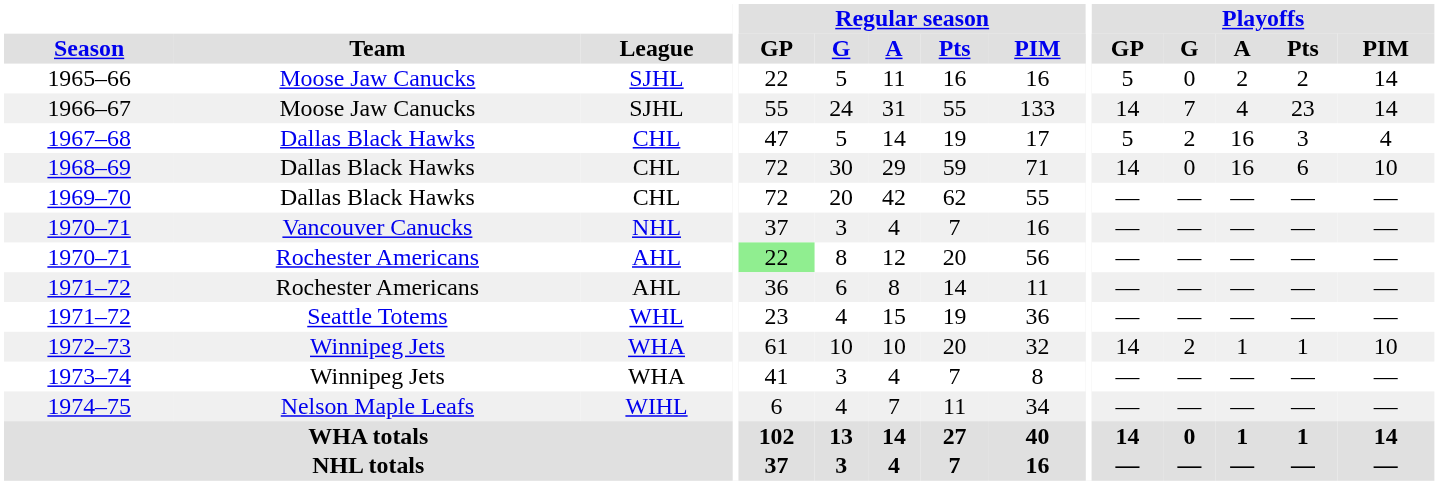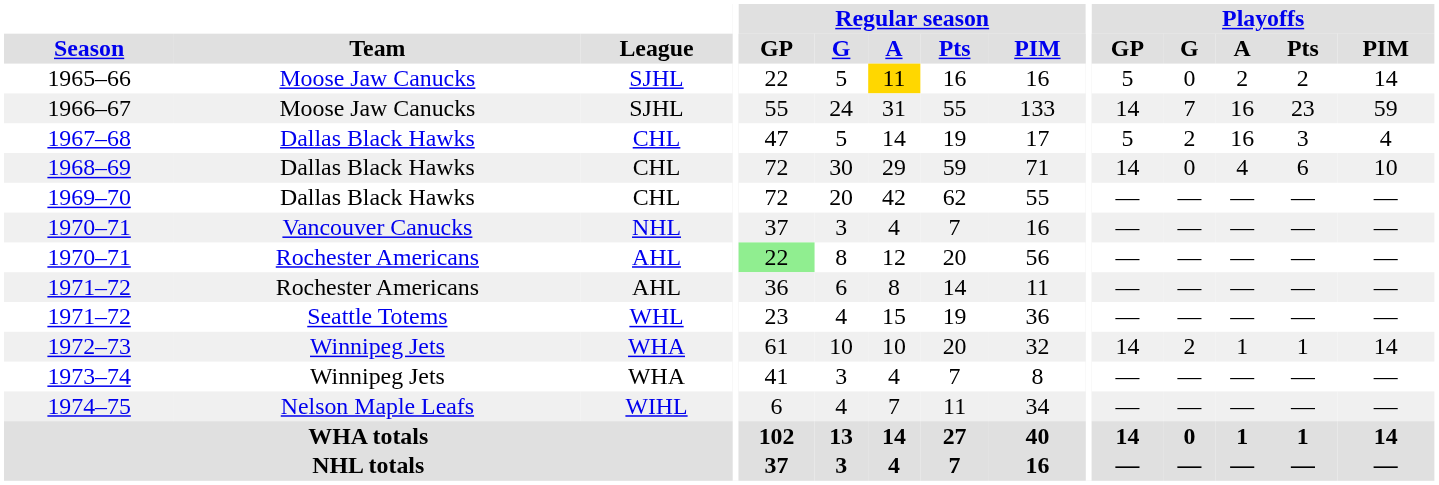(894, 78) no background -> (894, 78) gold background
(1242, 108) 4 -> (1242, 108) 16
(1386, 108) 14 -> (1386, 108) 59
(1242, 167) 16 -> (1242, 167) 4
(1386, 346) 10 -> (1386, 346) 14
